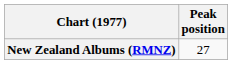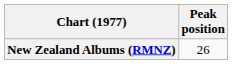(203, 49) 27 -> (203, 49) 26
